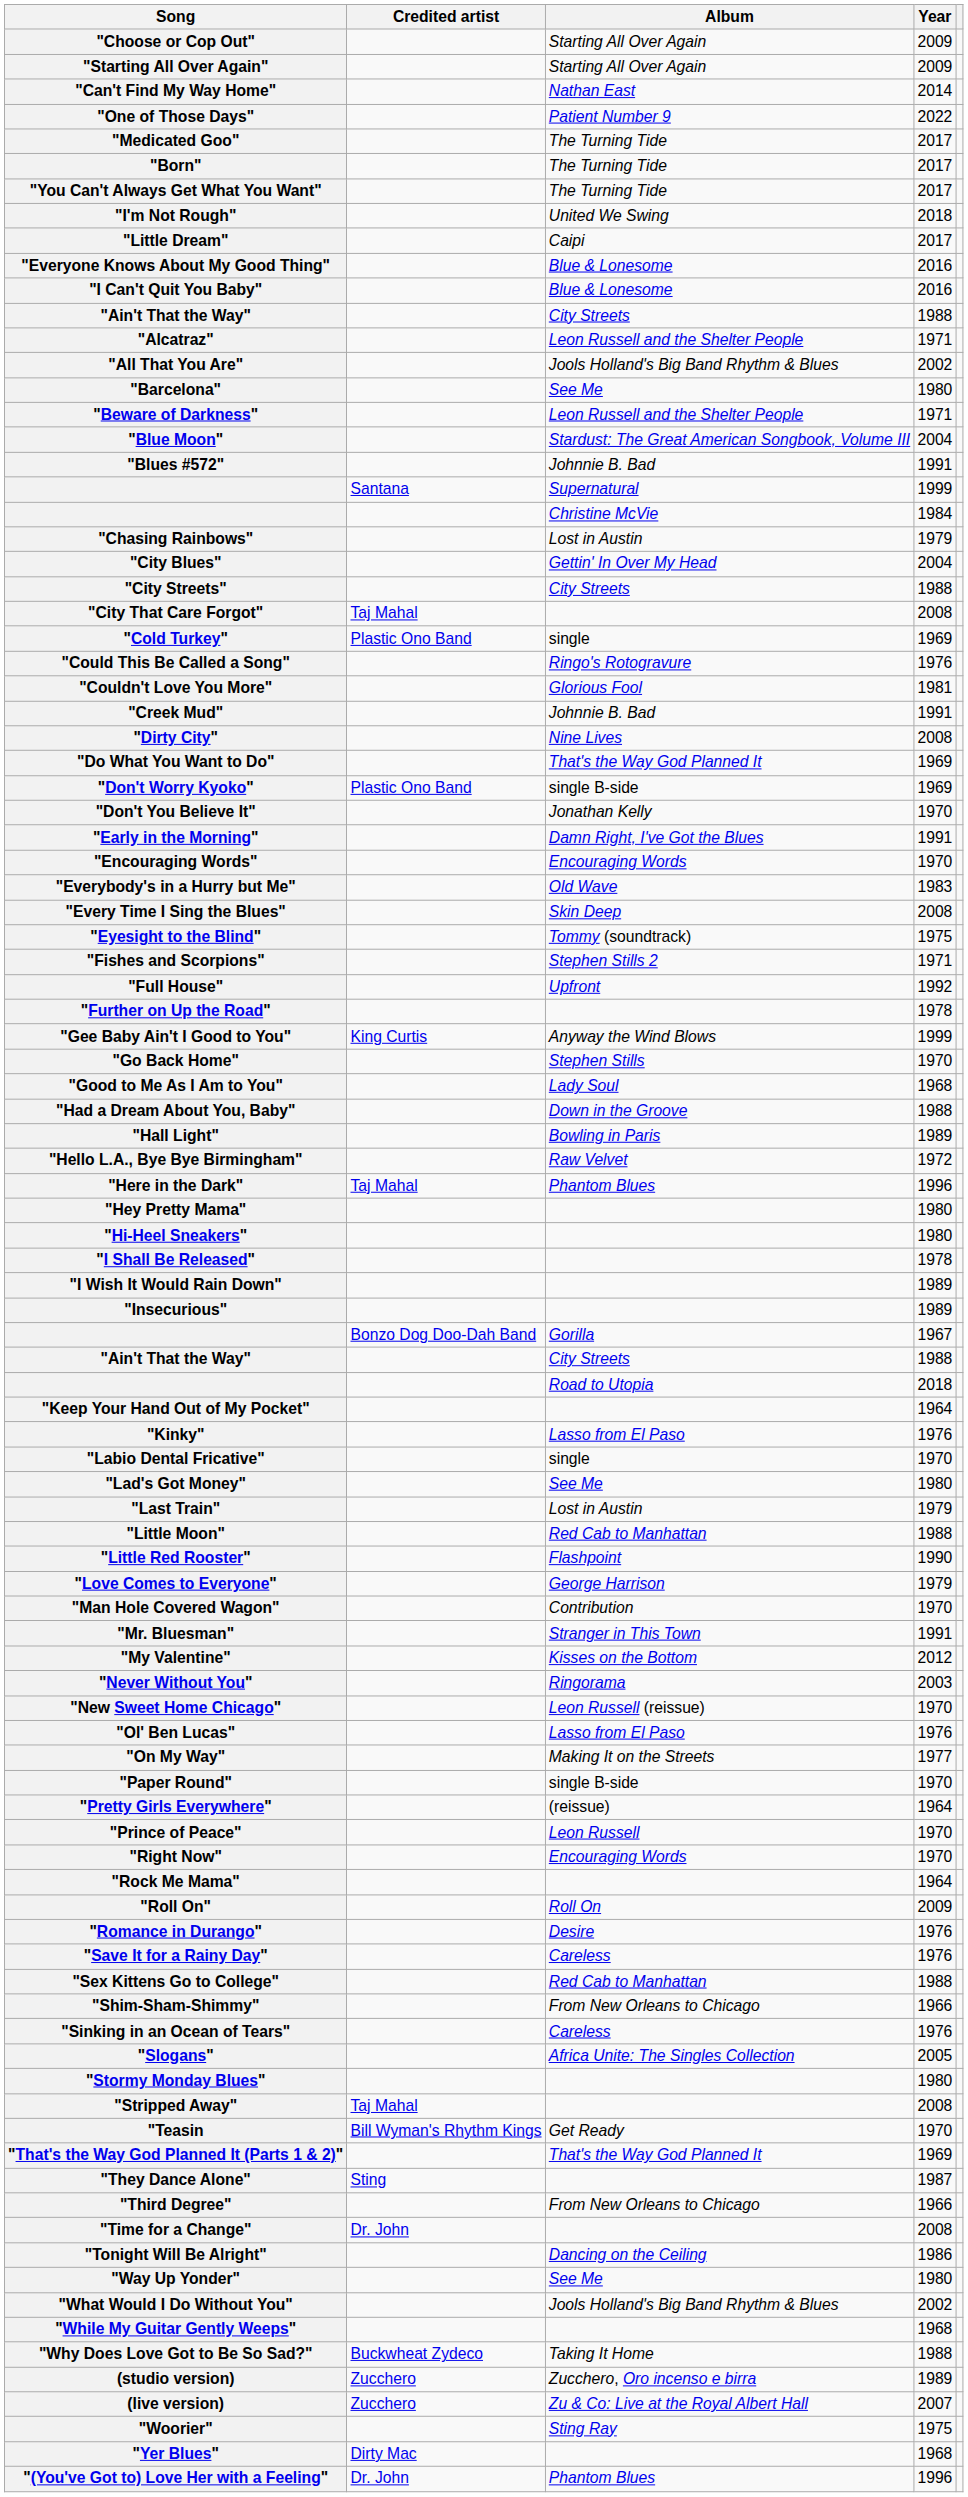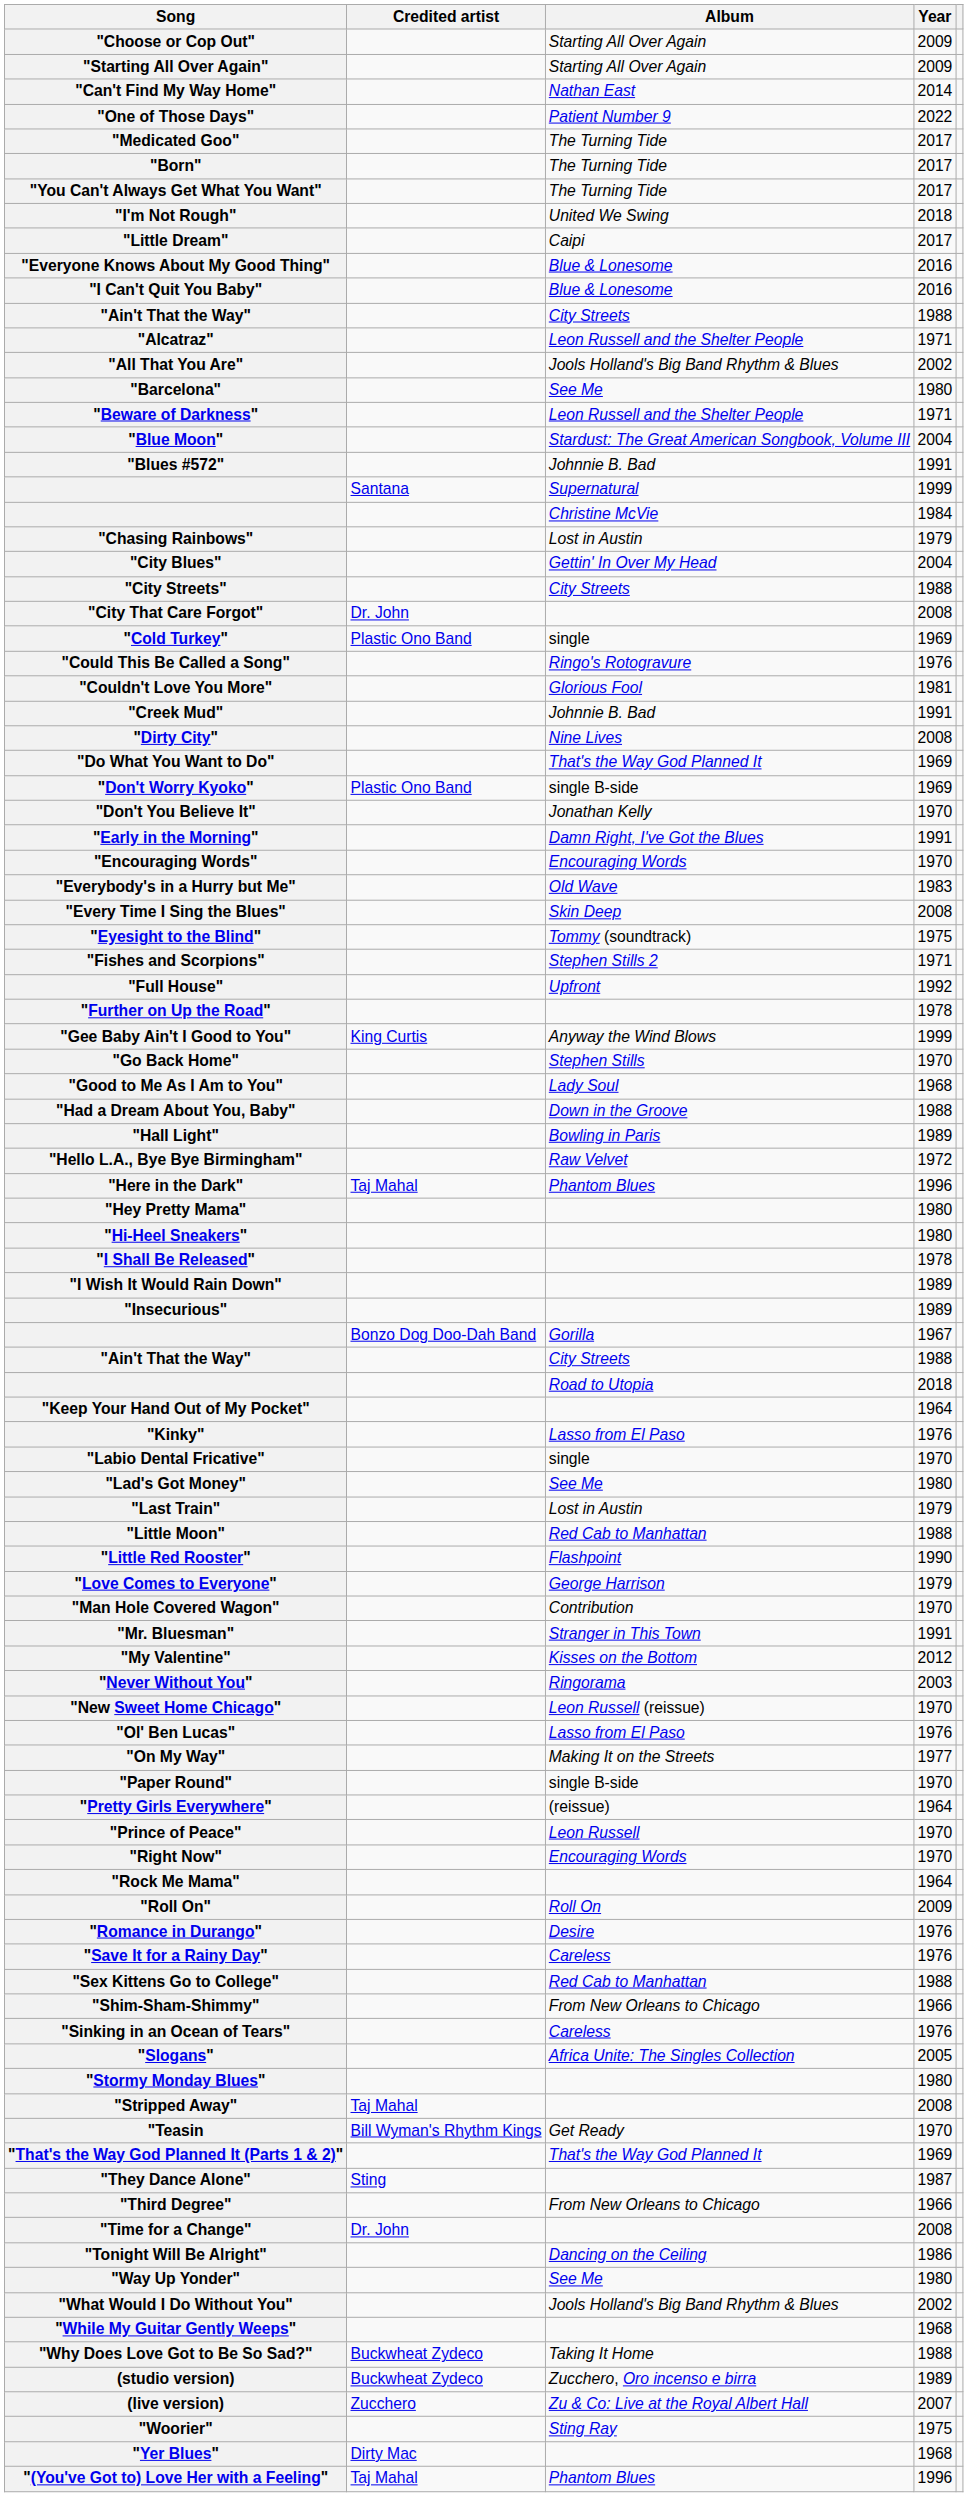(384, 613) Taj Mahal -> (380, 613) Dr. John
(383, 2379) Zucchero -> (417, 2379) Buckwheat Zydeco
(380, 2478) Dr. John -> (384, 2478) Taj Mahal
